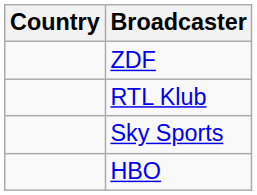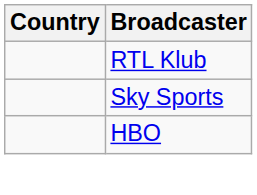- row: (133, 60)
